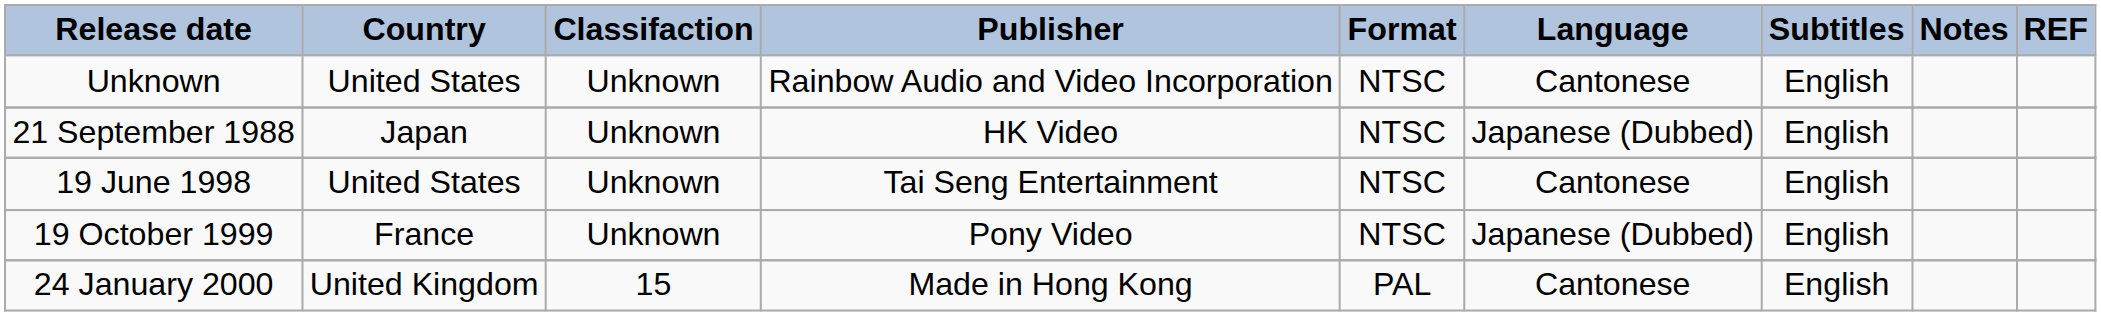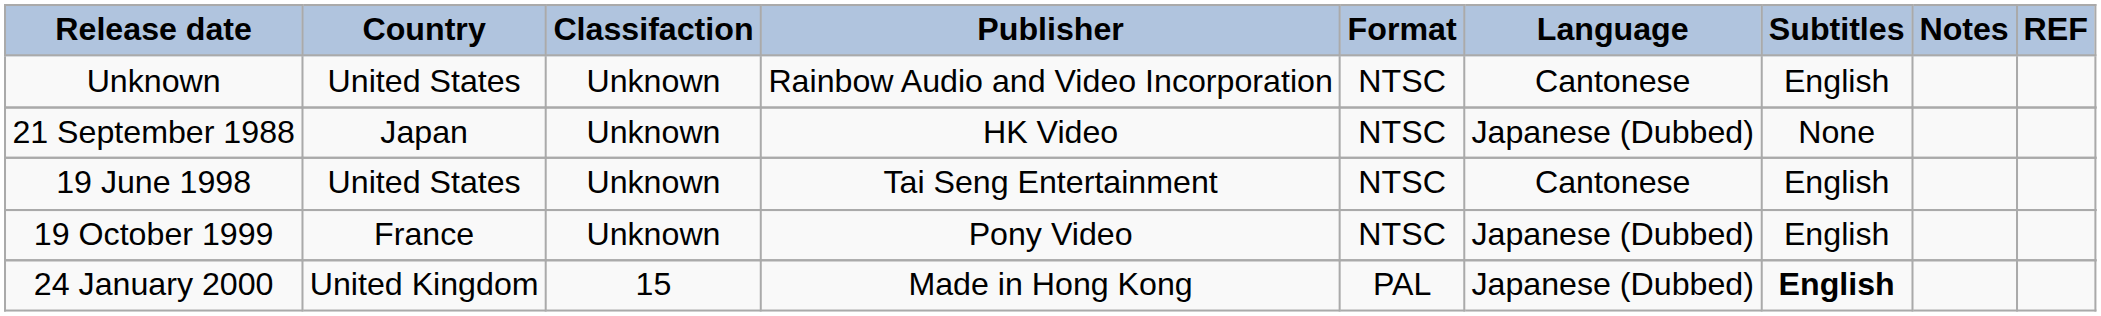(1837, 132) English -> (1837, 132) None
(1613, 285) Cantonese -> (1613, 285) Japanese (Dubbed)
(1837, 285) normal -> (1837, 285) bold
